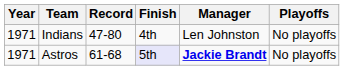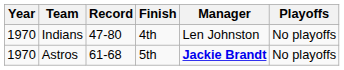(22, 34) 1971 -> (22, 34) 1970
(22, 55) 1971 -> (22, 55) 1970
(148, 55) lavender background -> (148, 55) no background
